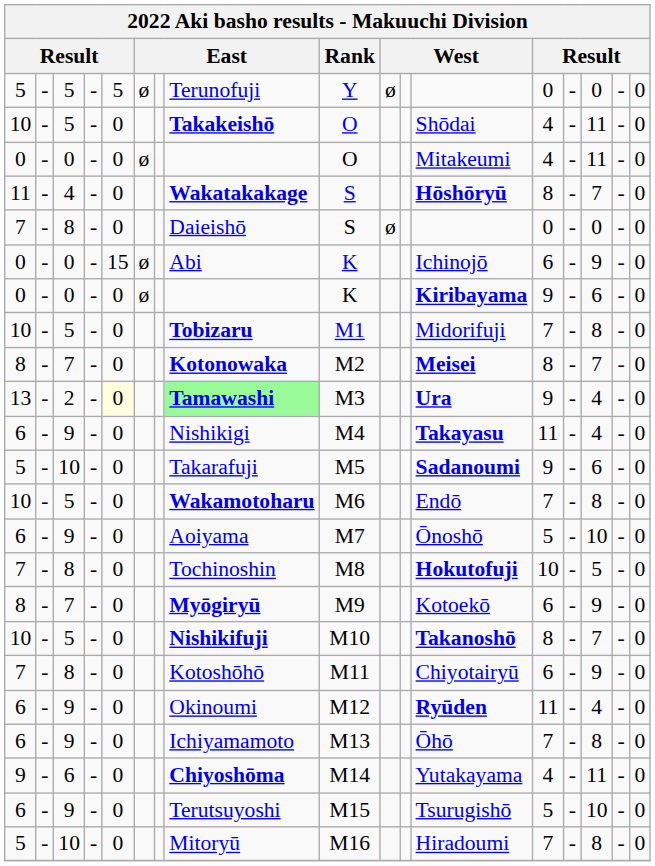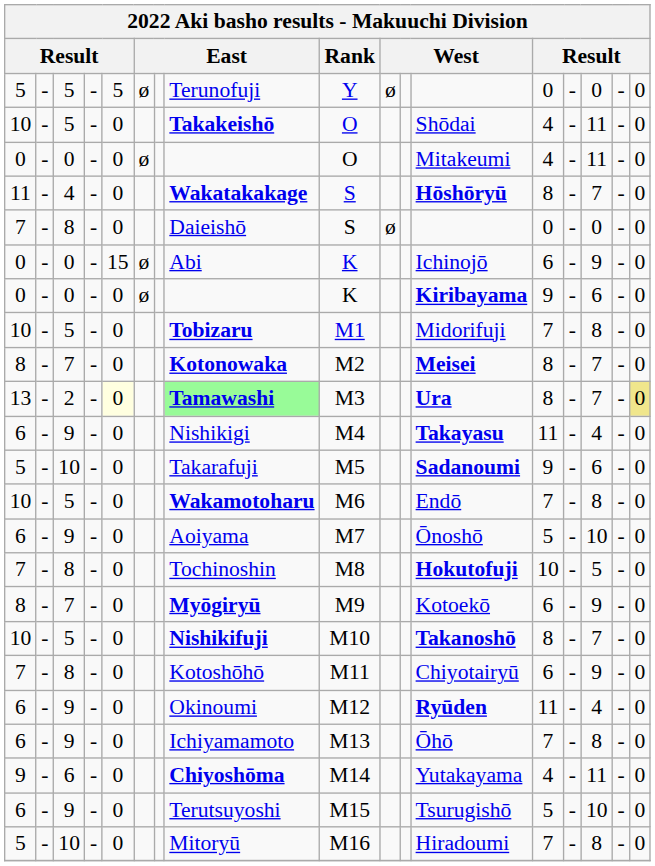(548, 398) 9 -> (548, 398) 8
(597, 398) 4 -> (597, 398) 7
(640, 398) no background -> (640, 398) khaki background
